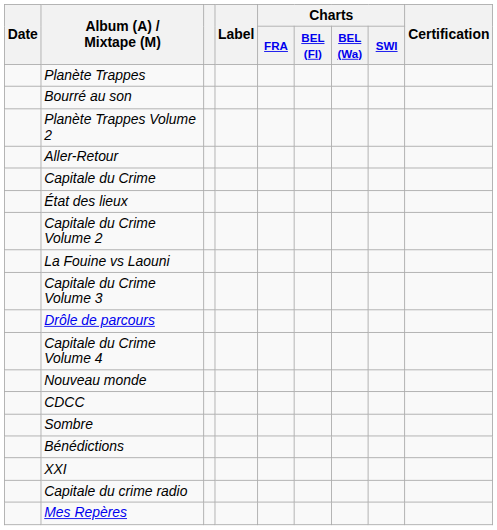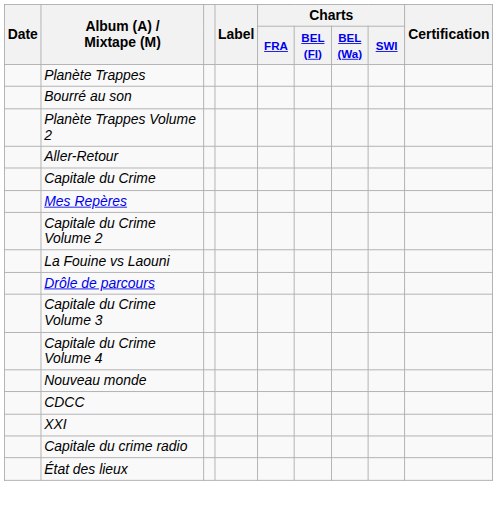rows swapped: (86, 513) <-> (86, 201)
rows swapped: (100, 291) <-> (100, 321)
- row: (69, 424)
- row: (84, 447)
